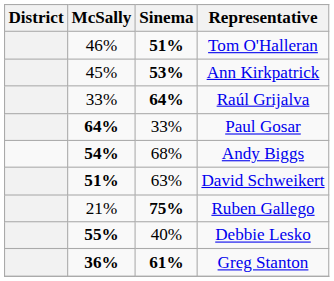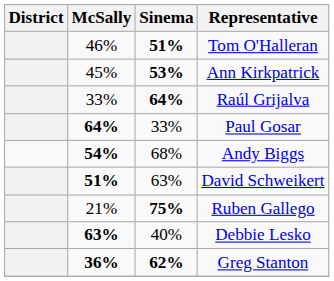(101, 235) 55% -> (101, 235) 63%
(166, 262) 61% -> (166, 262) 62%
